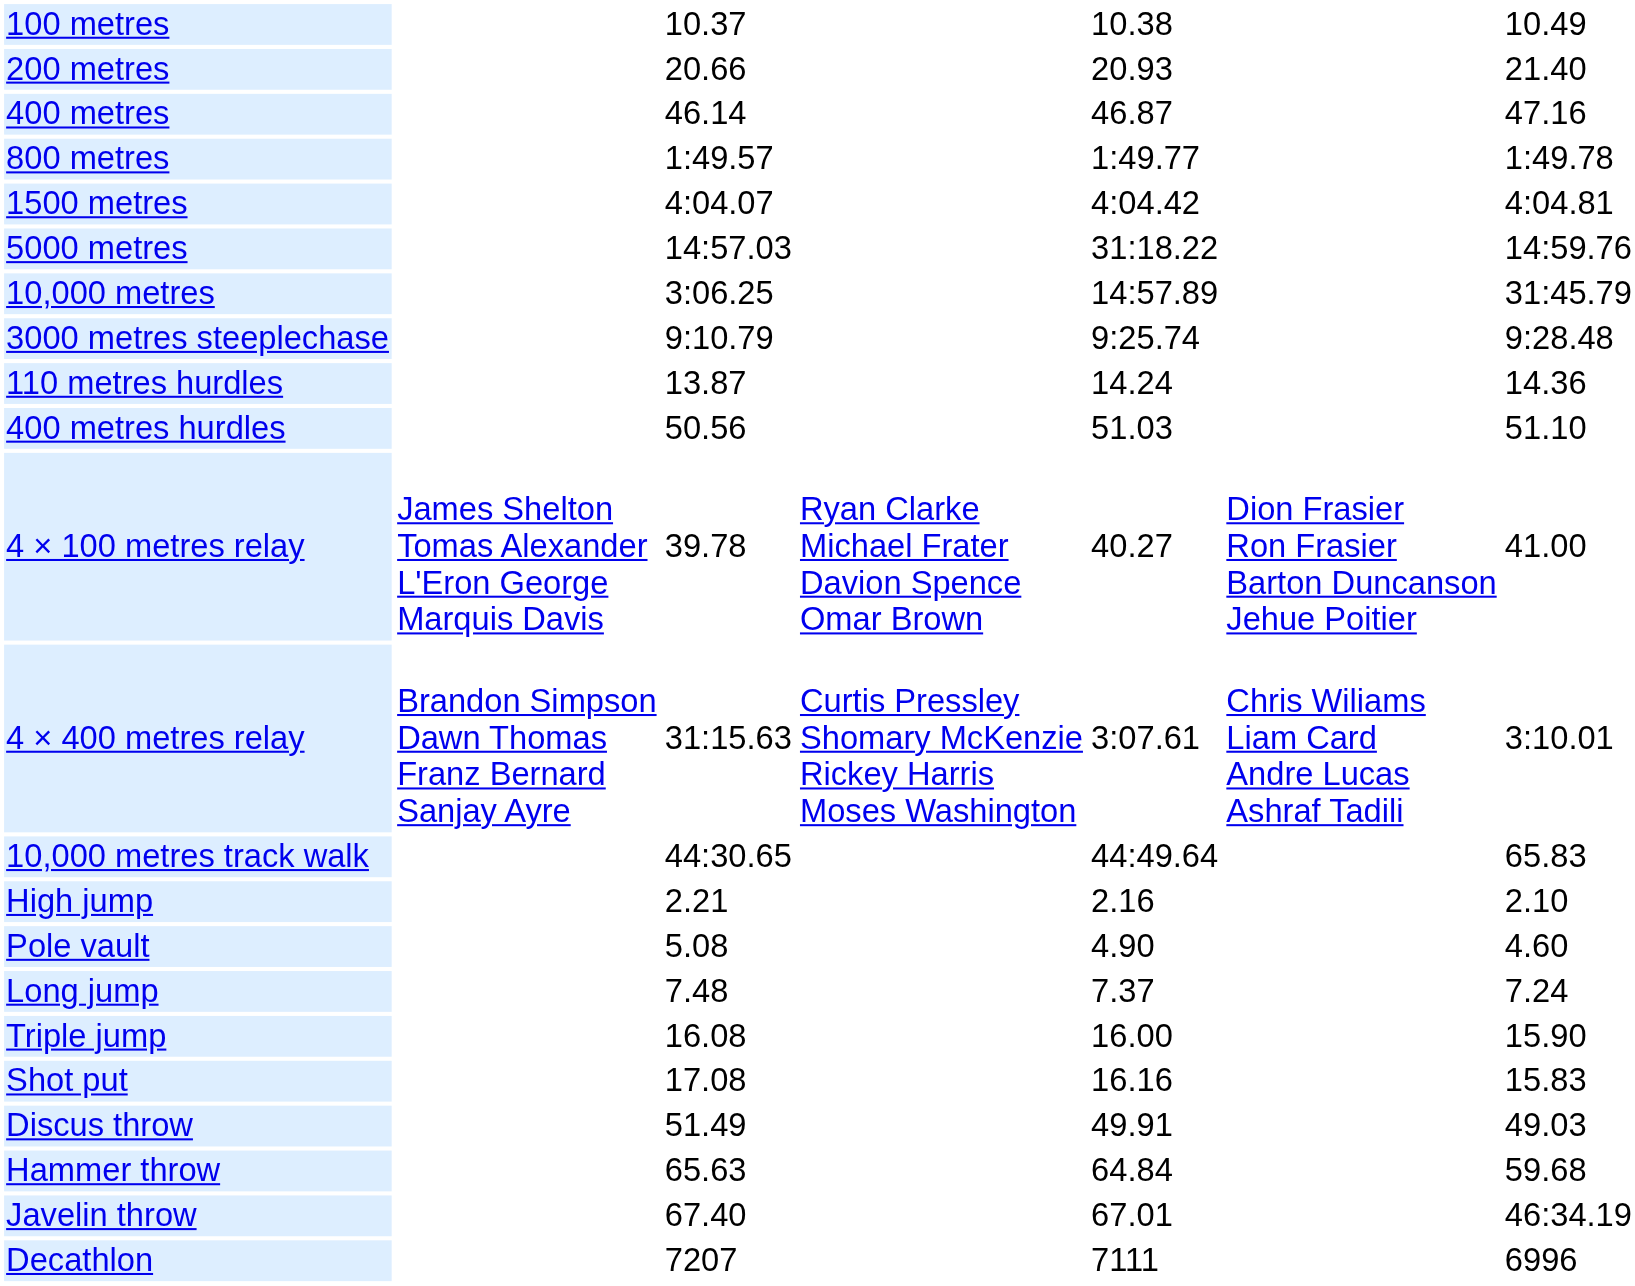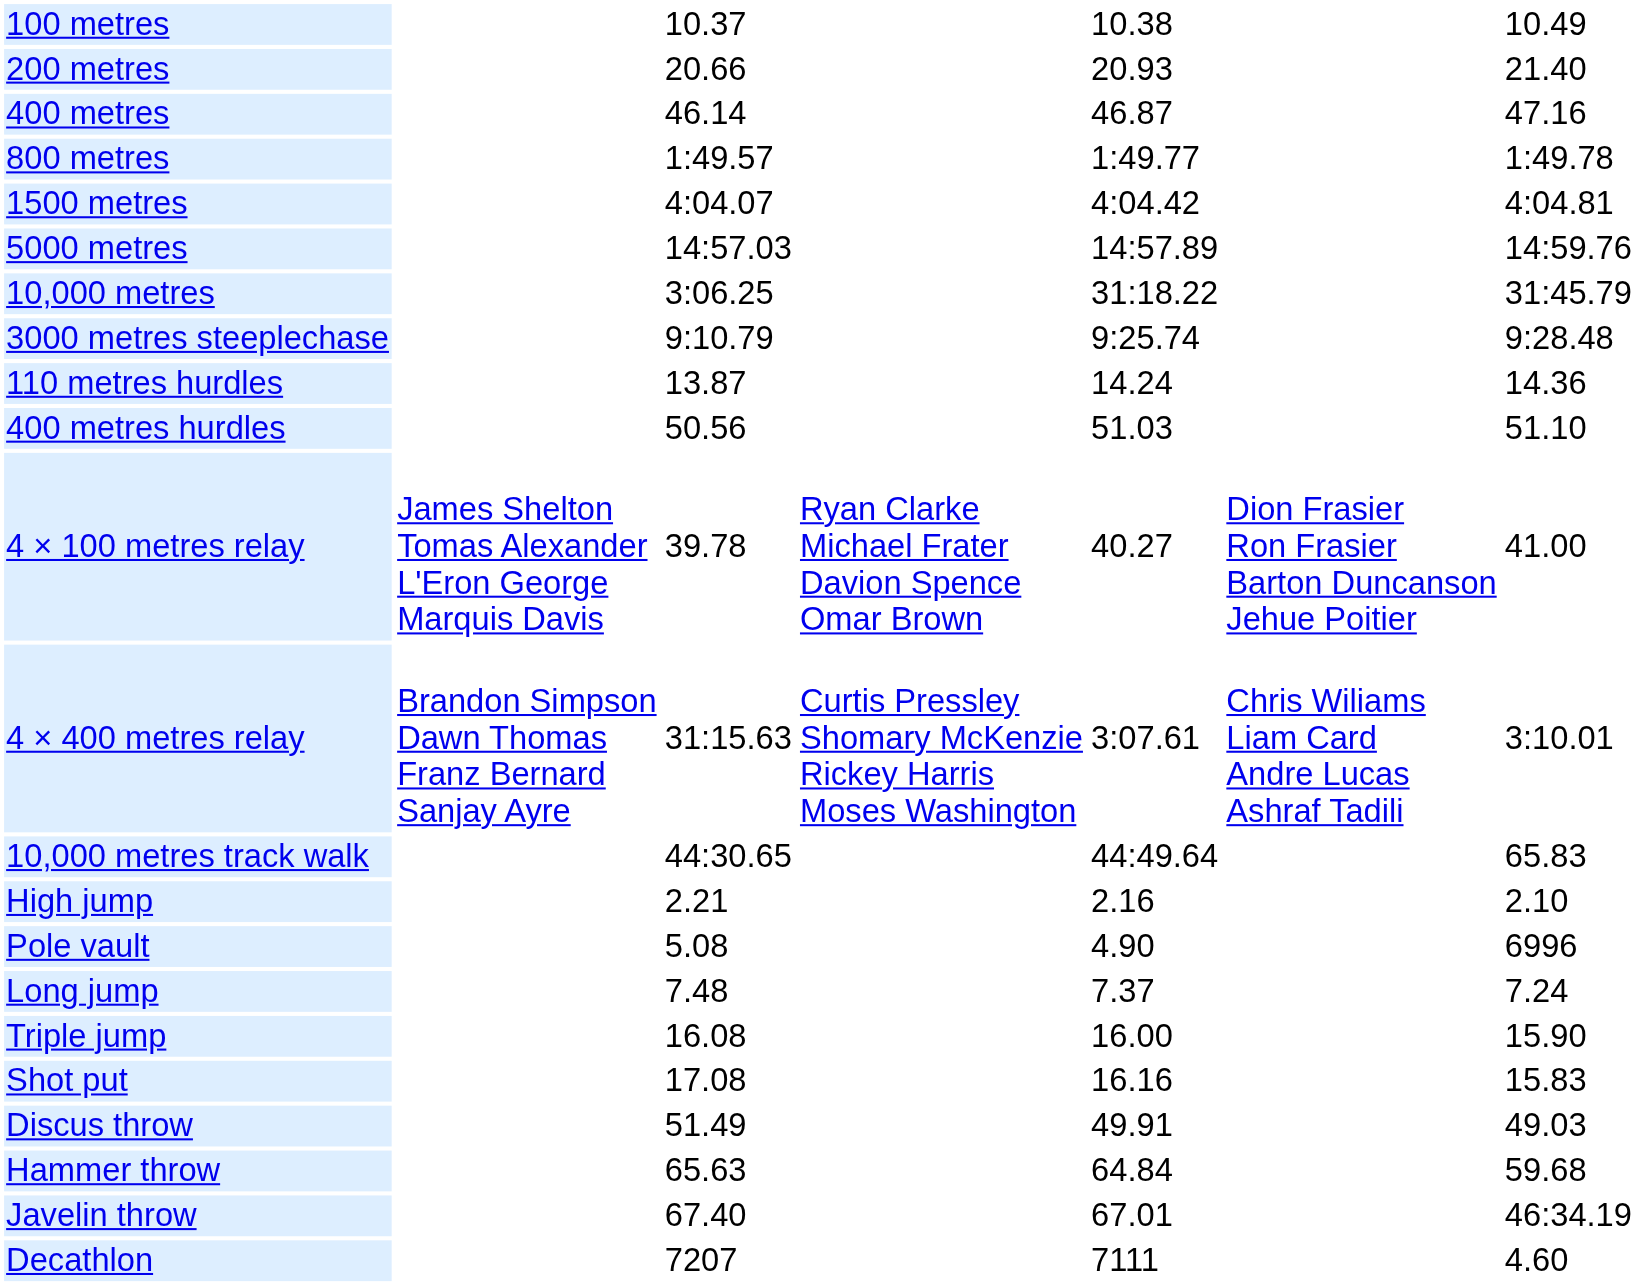(1155, 248) 31:18.22 -> (1155, 248) 14:57.89
(1155, 293) 14:57.89 -> (1155, 293) 31:18.22
(1537, 946) 4.60 -> (1541, 946) 6996
(1541, 1260) 6996 -> (1537, 1260) 4.60
